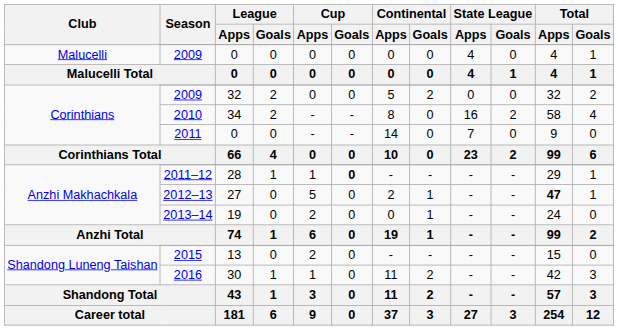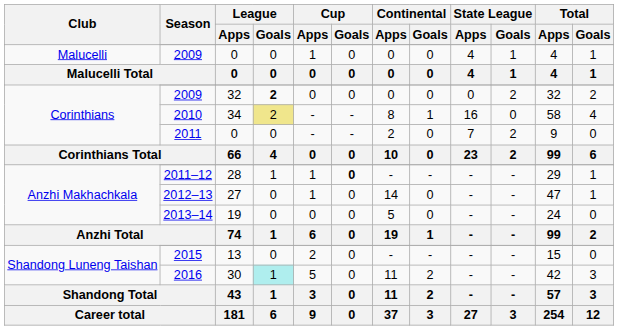(313, 54) 0 -> (313, 54) 1
(513, 54) 0 -> (513, 54) 1
(273, 94) normal -> (273, 94) bold
(391, 94) 5 -> (391, 94) 0
(430, 94) 2 -> (430, 94) 0
(513, 94) 0 -> (513, 94) 2
(273, 114) no background -> (273, 114) khaki background
(430, 114) 0 -> (430, 114) 1
(513, 114) 2 -> (513, 114) 0
(391, 134) 14 -> (391, 134) 2
(513, 134) 0 -> (513, 134) 2
(313, 194) 5 -> (313, 194) 1
(391, 194) 2 -> (391, 194) 14
(430, 194) 1 -> (430, 194) 0
(554, 194) bold -> (554, 194) normal
(313, 214) 2 -> (313, 214) 0
(391, 214) 0 -> (391, 214) 5
(430, 214) 1 -> (430, 214) 0
(273, 275) no background -> (273, 275) paleturquoise background
(313, 275) 1 -> (313, 275) 5
